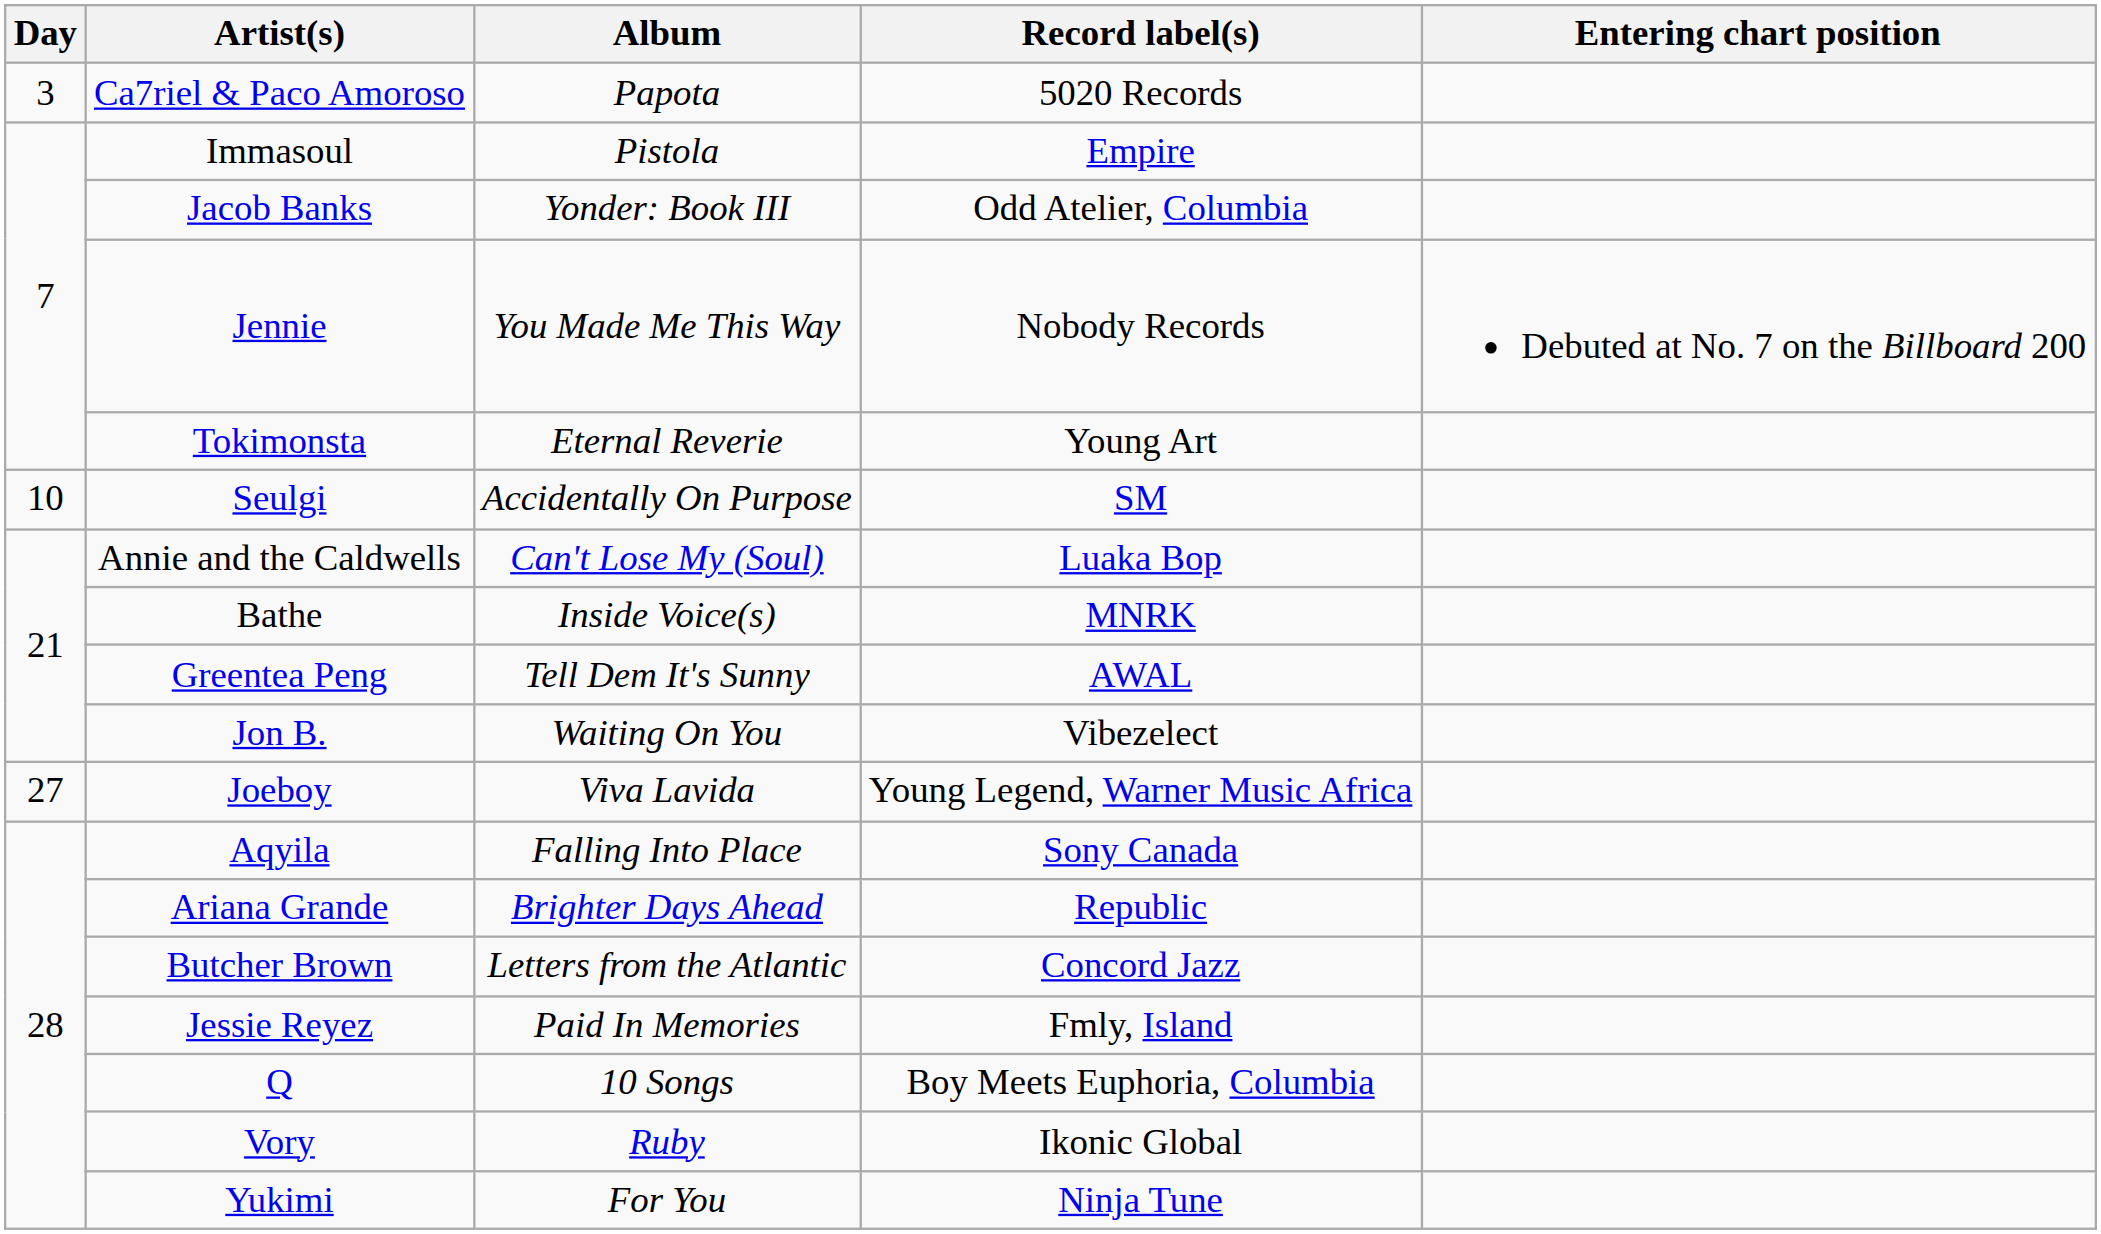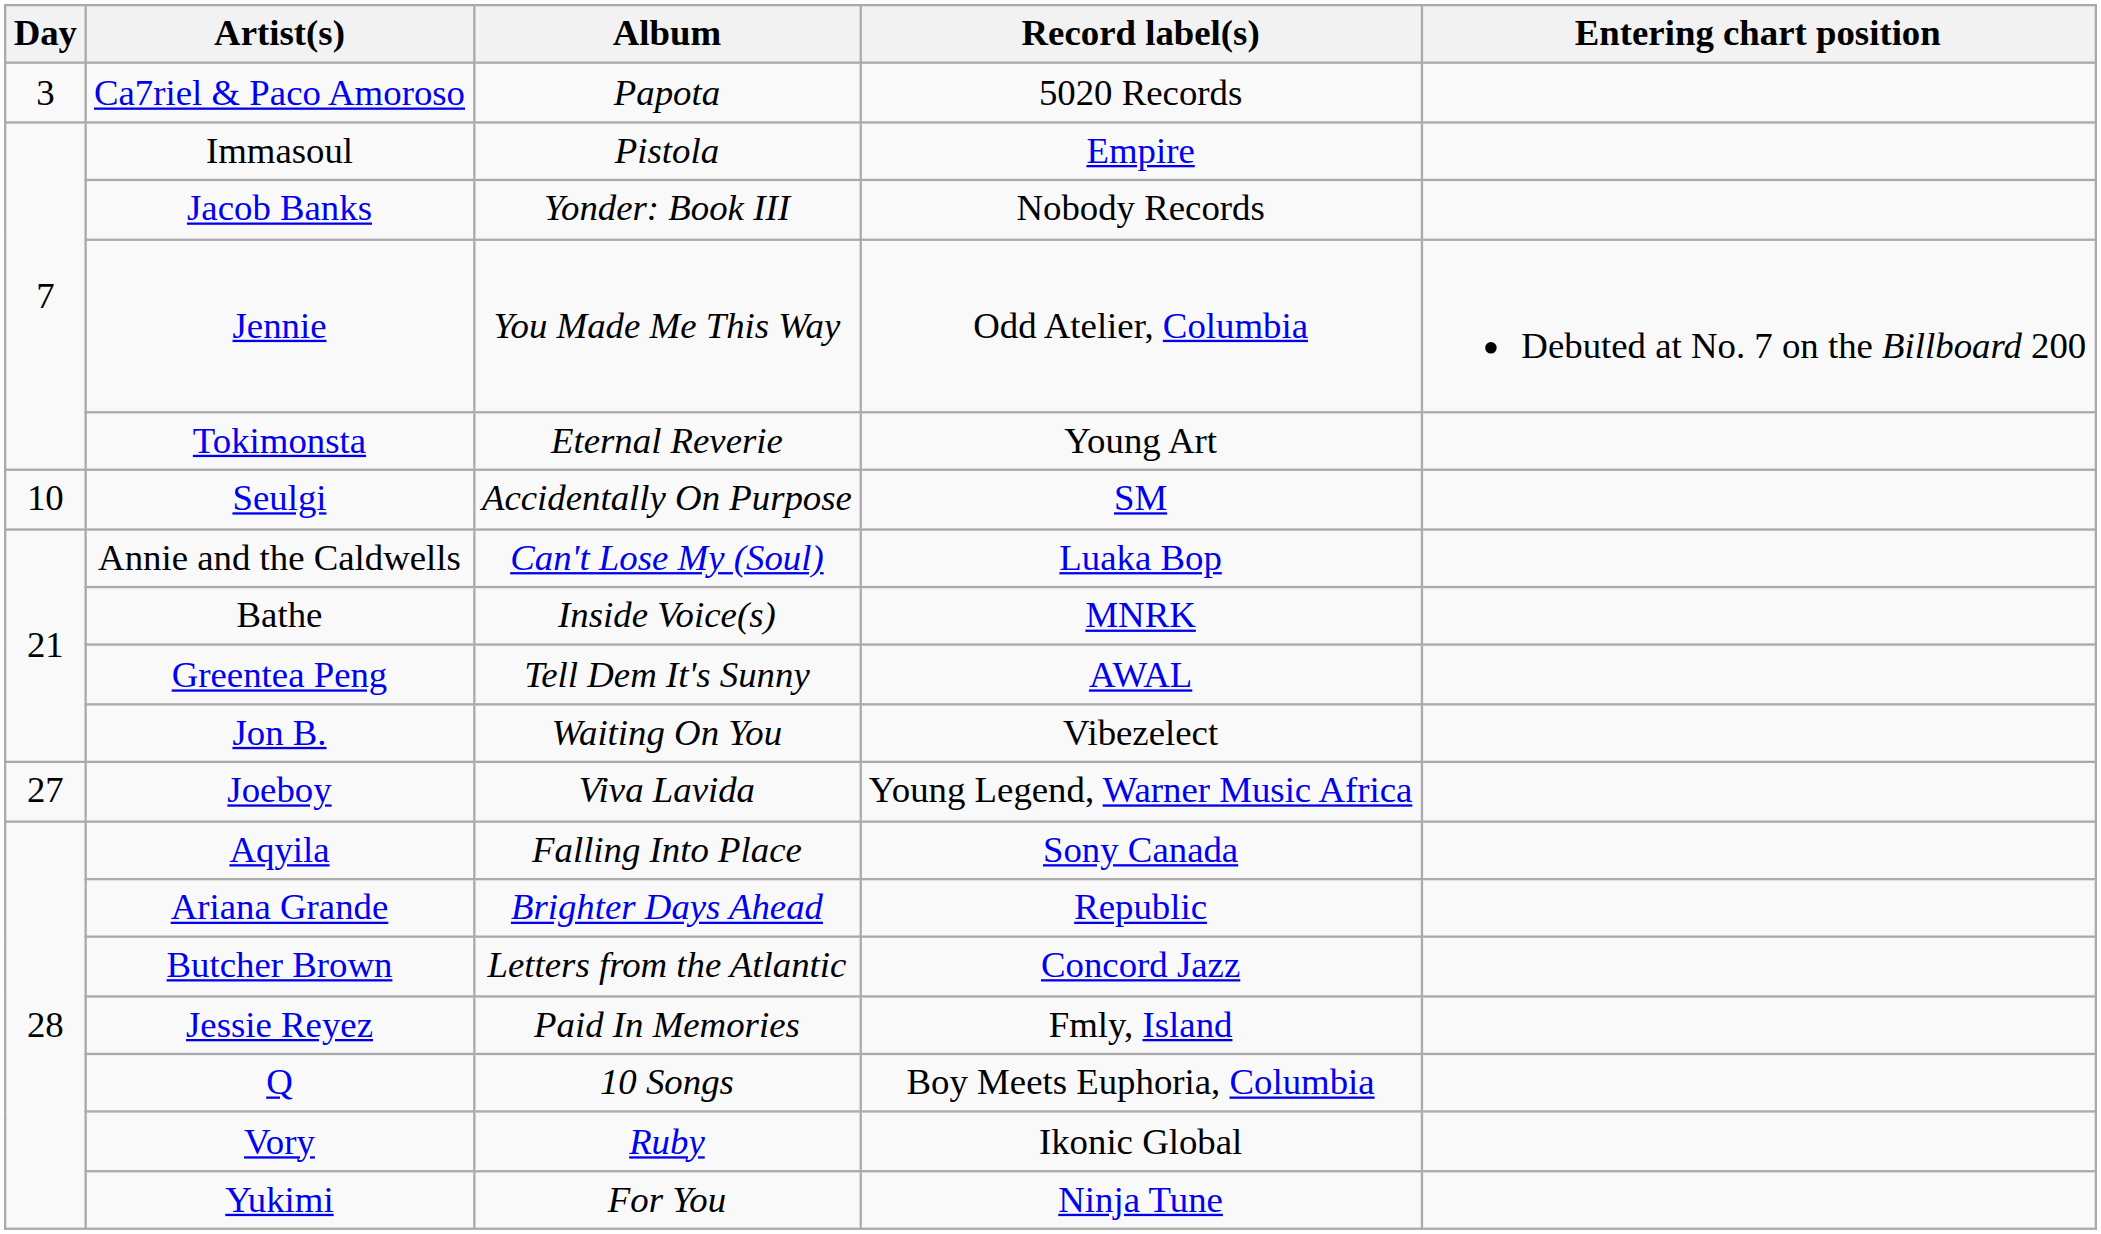(1141, 208) Odd Atelier, Columbia -> (1141, 208) Nobody Records
(1141, 324) Nobody Records -> (1141, 324) Odd Atelier, Columbia
